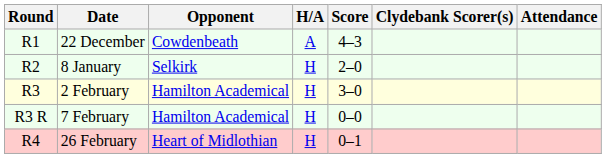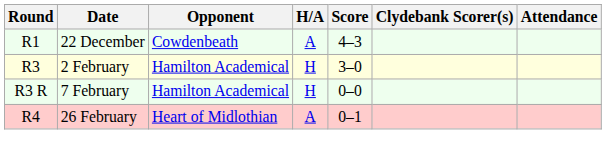- row: (91, 66)
(310, 141) H -> (310, 116) A
